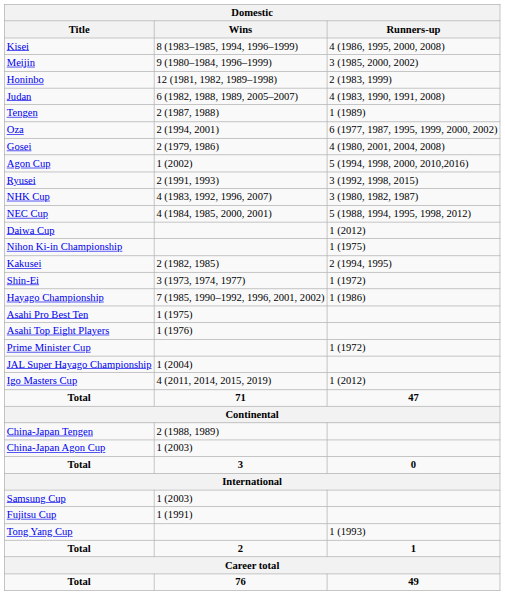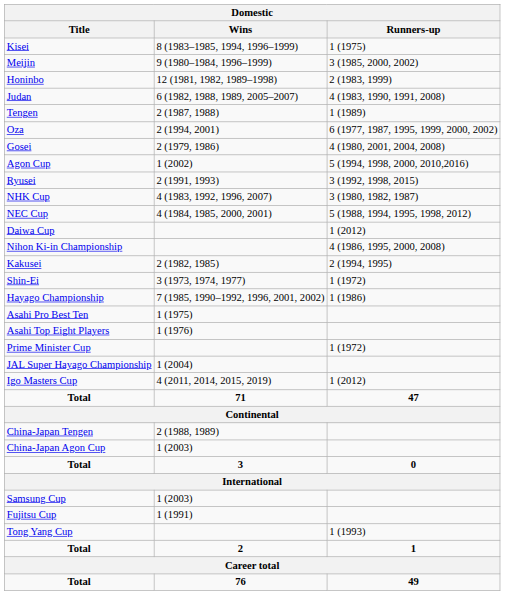(387, 46) 4 (1986, 1995, 2000, 2008) -> (347, 46) 1 (1975)
(347, 247) 1 (1975) -> (387, 247) 4 (1986, 1995, 2000, 2008)
